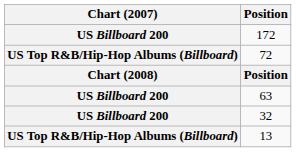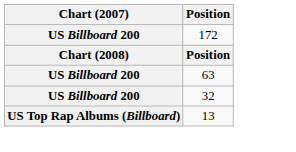- row: (266, 55)
(123, 136) US Top R&B/Hip-Hop Albums (Billboard) -> (94, 116) US Top Rap Albums (Billboard)
